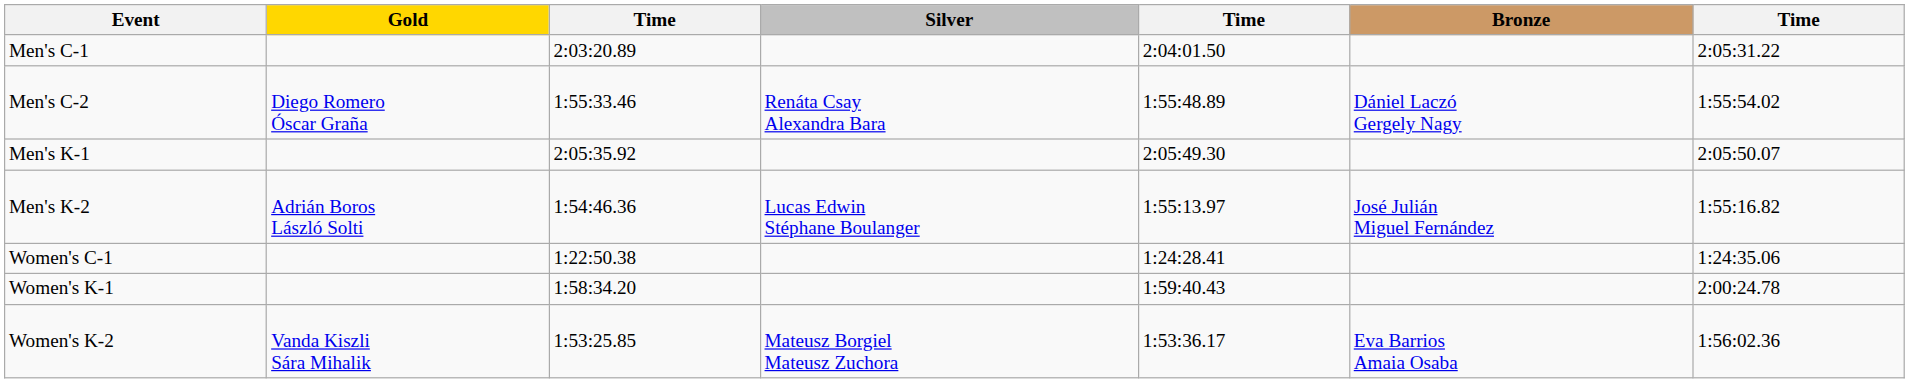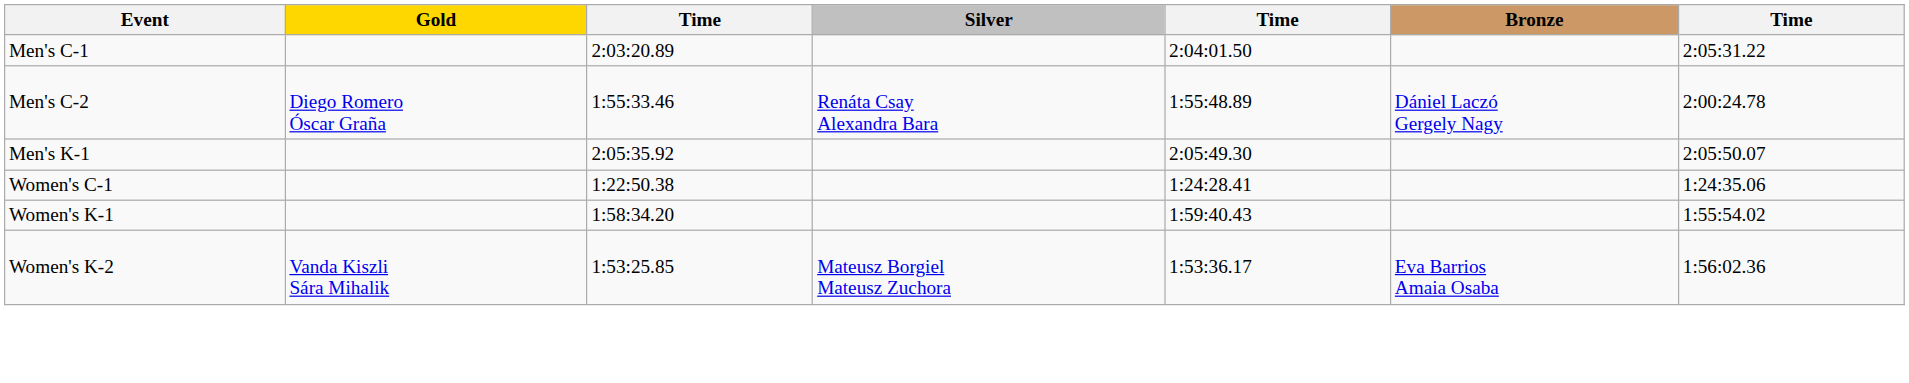(1739, 102) 1:55:54.02 -> (1724, 102) 2:00:24.78
- row: (49, 206)
(1739, 288) 2:00:24.78 -> (1724, 215) 1:55:54.02
